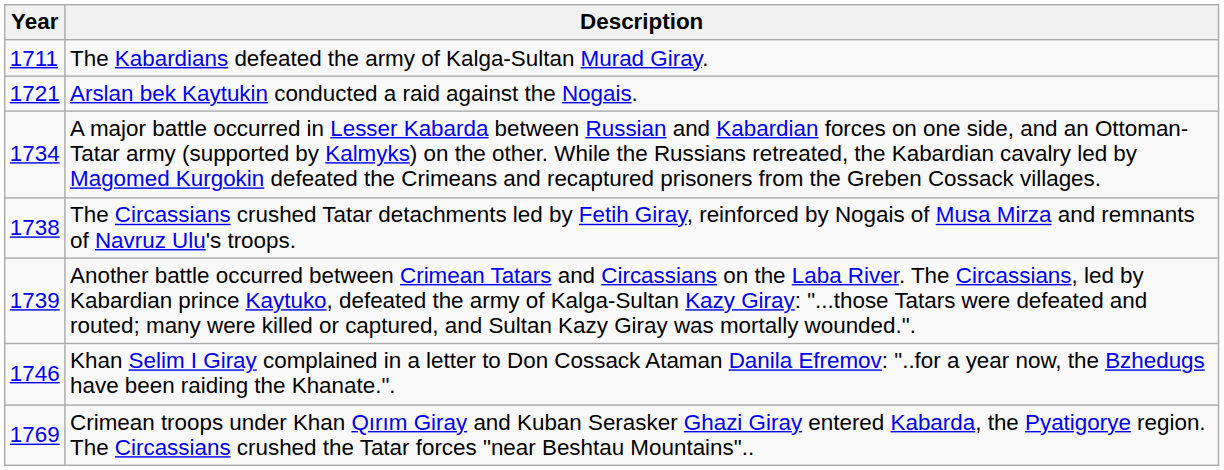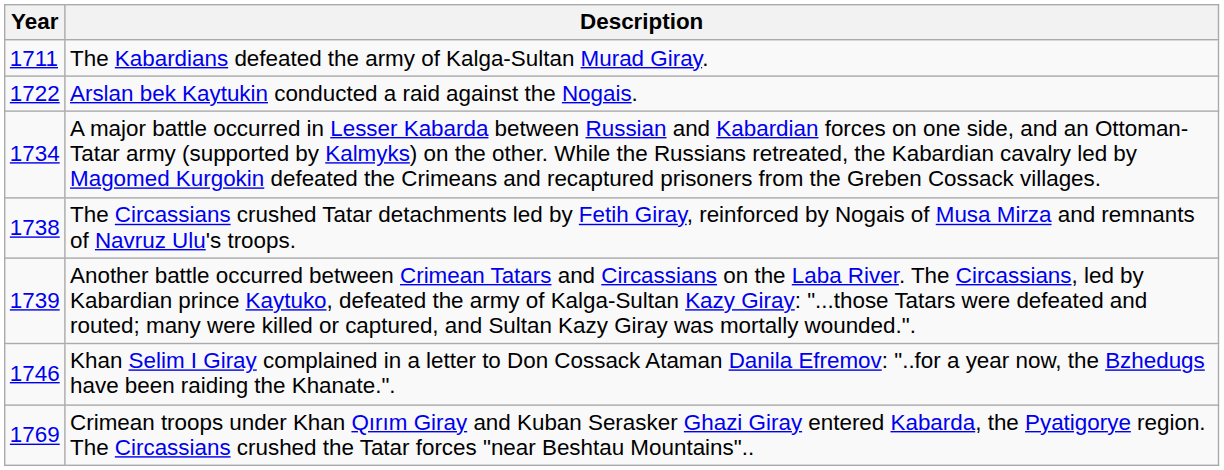(35, 93) 1721 -> (35, 93) 1722
